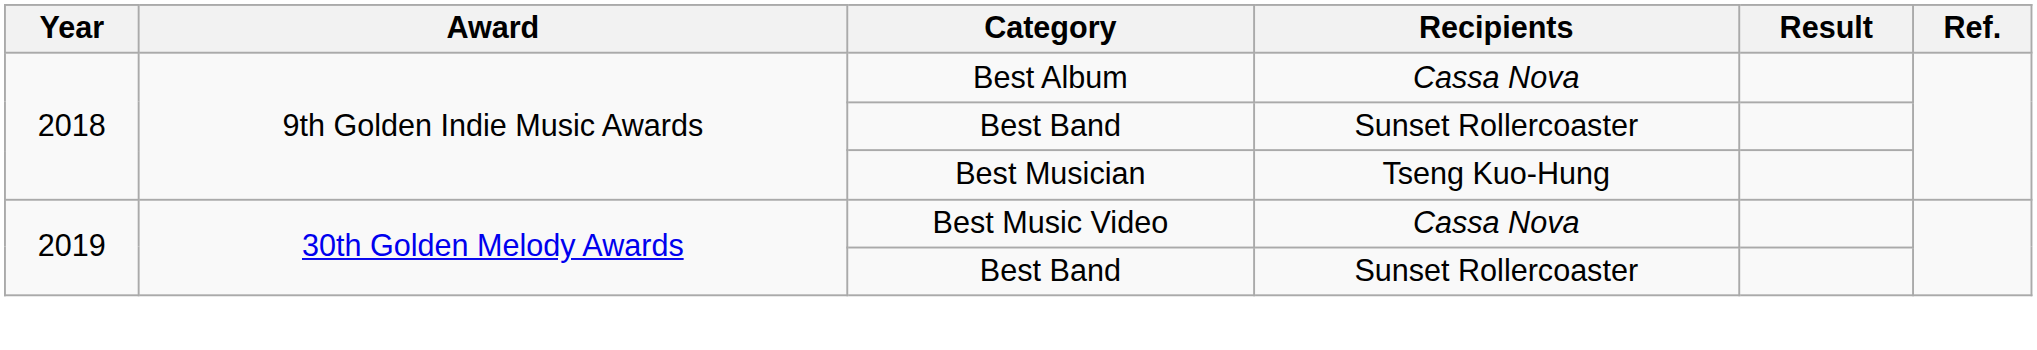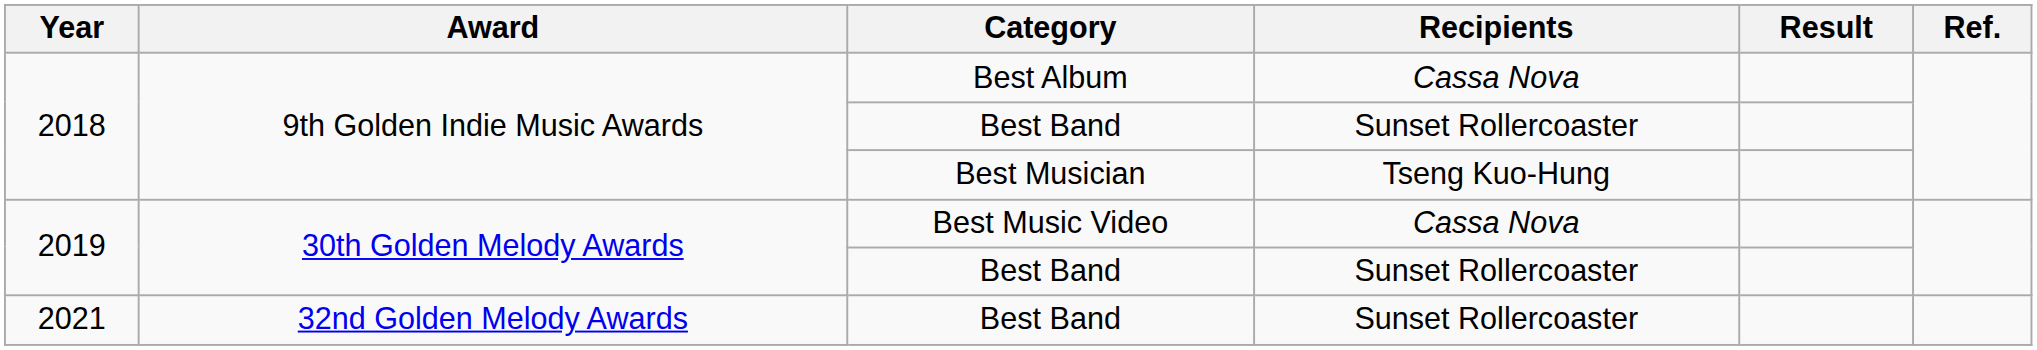+ row: (72, 319)
